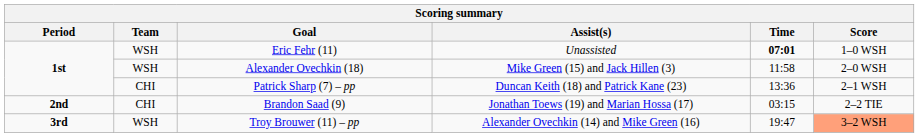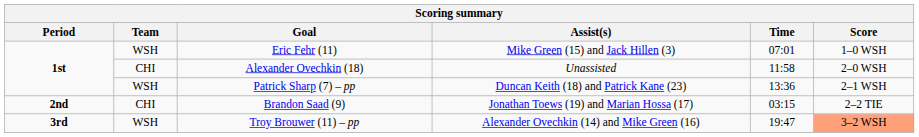(591, 50) Unassisted -> (591, 50) Mike Green (15) and Jack Hillen (3)
(782, 50) bold -> (782, 50) normal
(145, 68) WSH -> (145, 68) CHI
(591, 68) Mike Green (15) and Jack Hillen (3) -> (591, 68) Unassisted
(145, 86) CHI -> (145, 86) WSH
